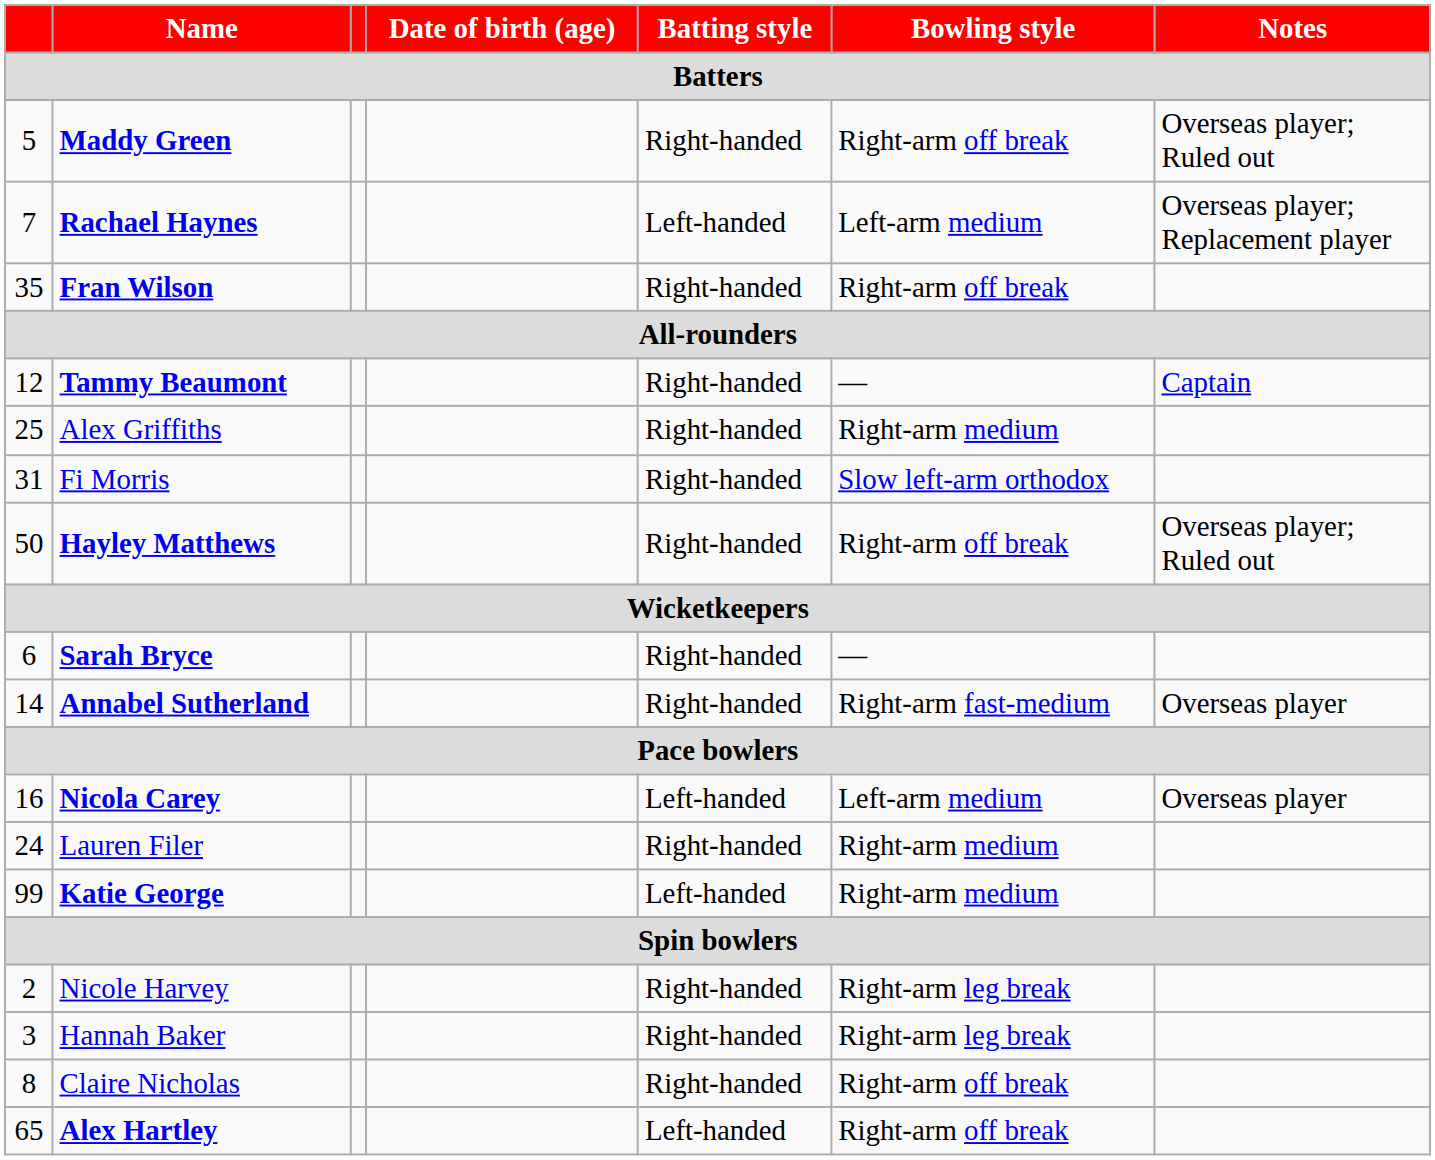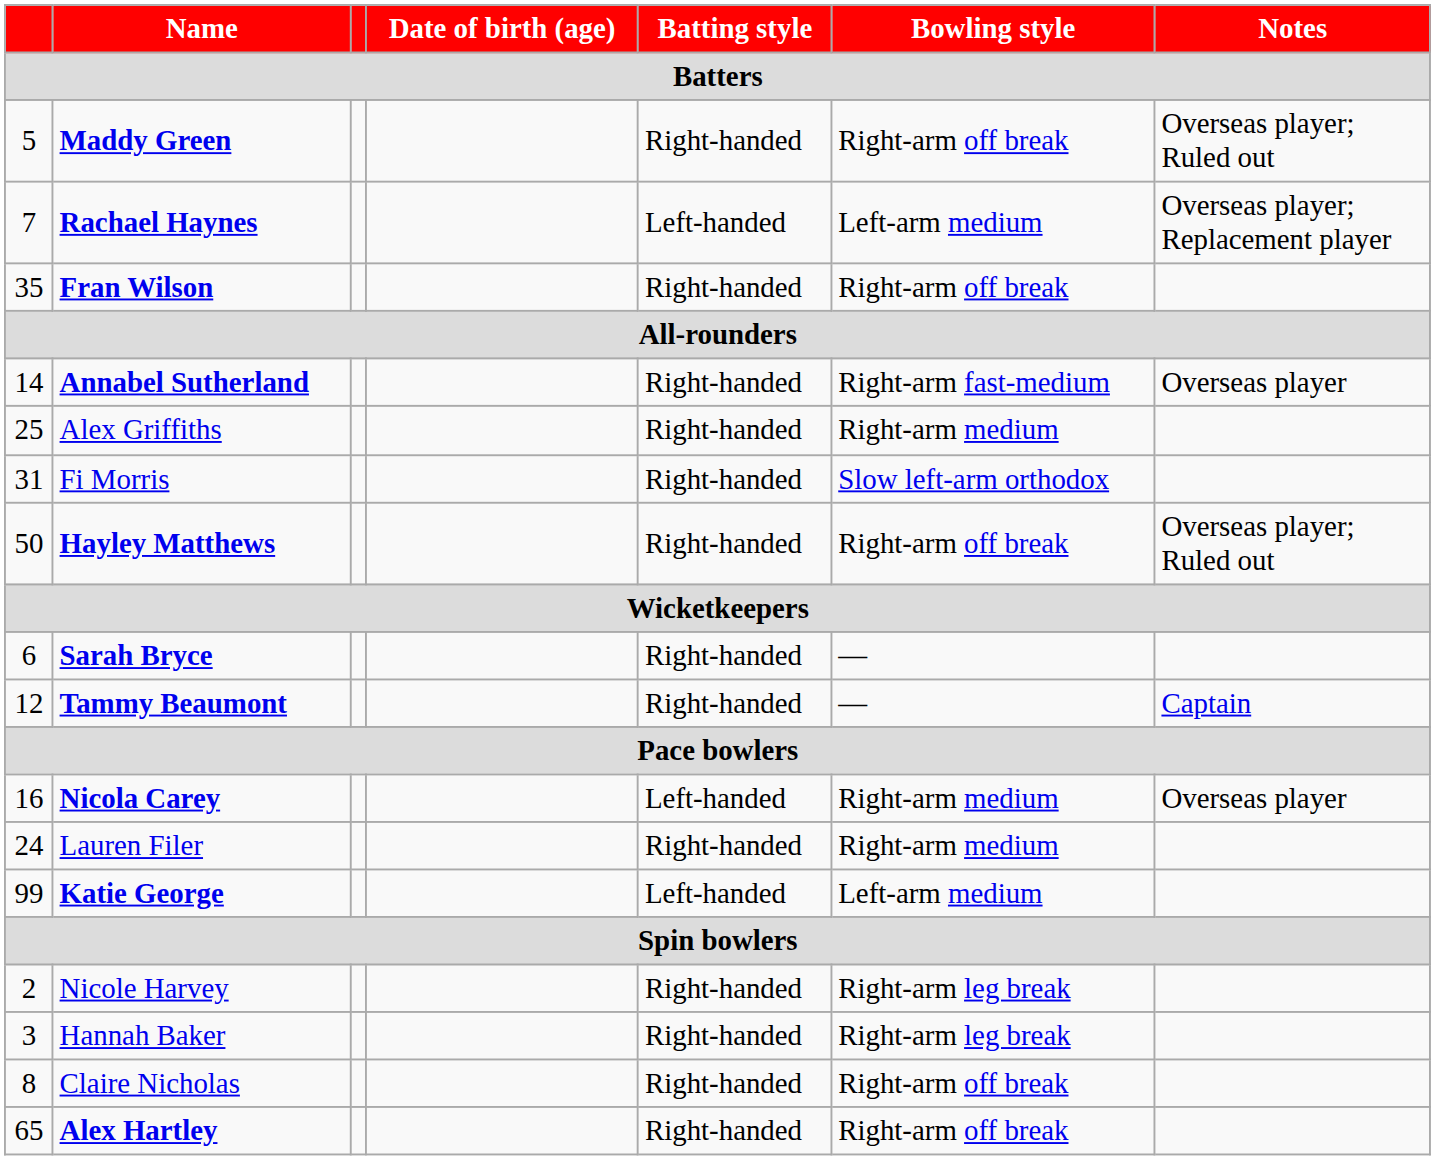rows swapped: (184, 702) <-> (173, 382)
(940, 797) Left-arm medium -> (948, 797) Right-arm medium
(948, 892) Right-arm medium -> (940, 892) Left-arm medium
(715, 1131) Left-handed -> (723, 1131) Right-handed
